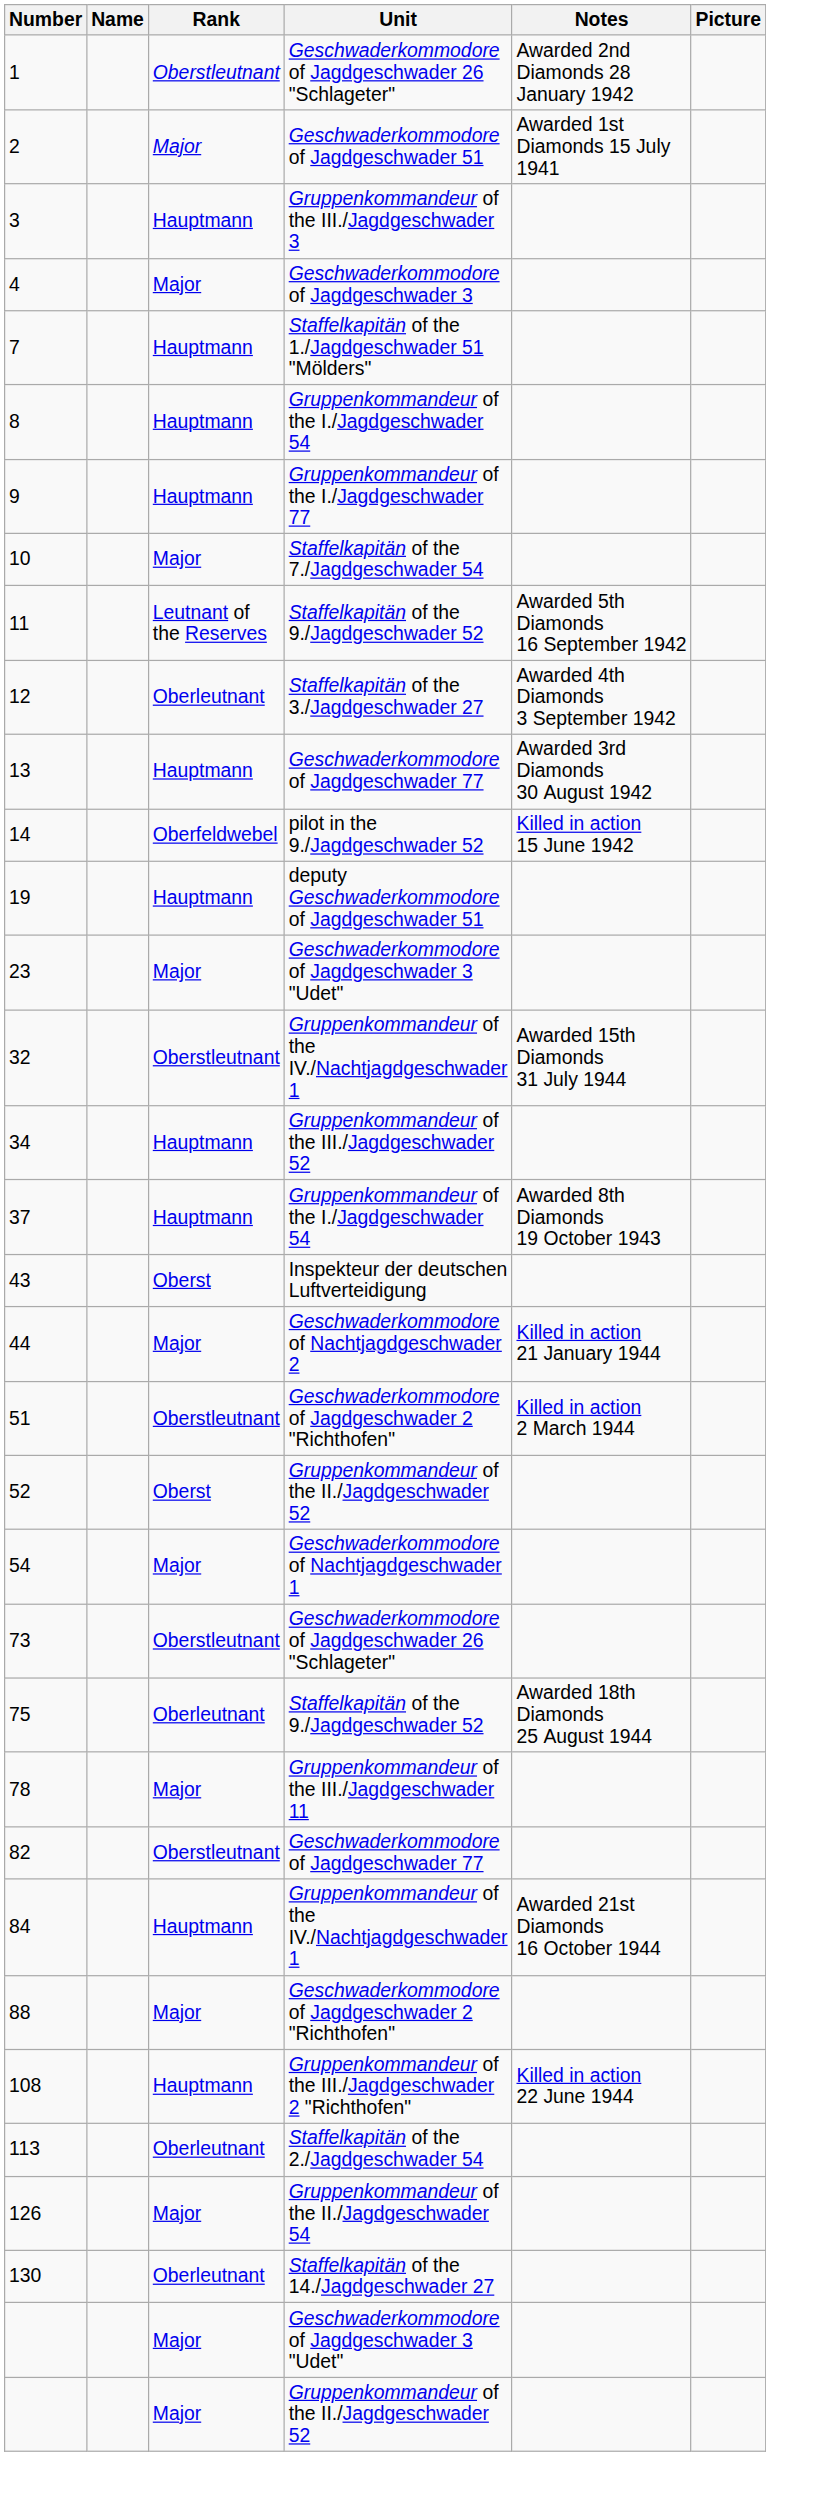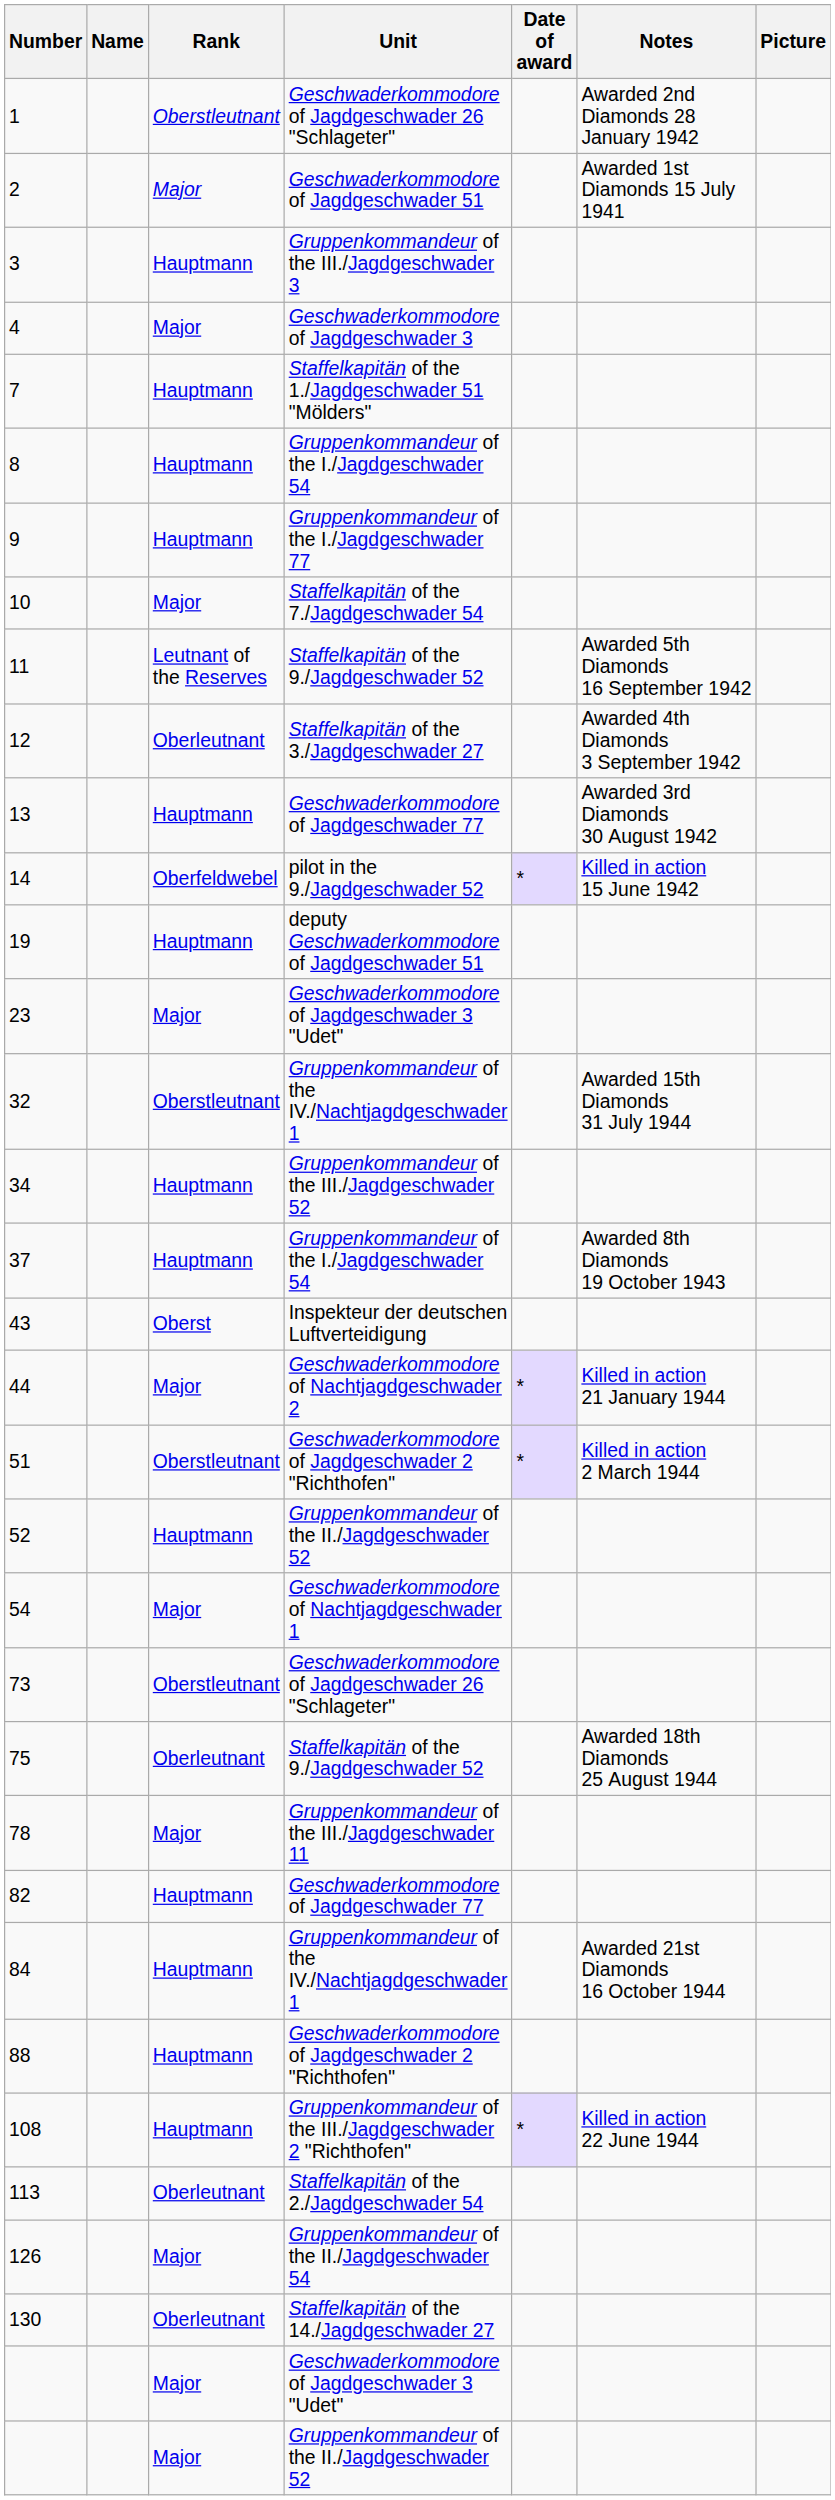+ column: (544, 41)
(182, 1492) Oberst -> (203, 1535) Hauptmann
(216, 1852) Oberstleutnant -> (203, 1896) Hauptmann
(177, 2012) Major -> (203, 2055) Hauptmann
